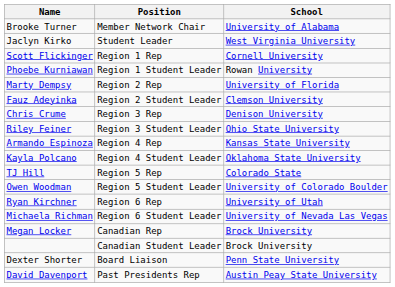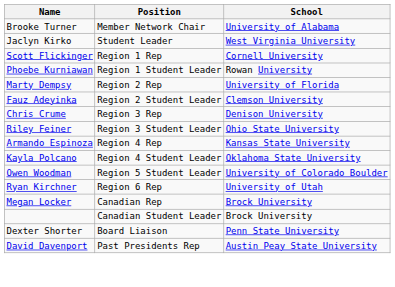- row: (25, 172)
- row: (50, 216)
